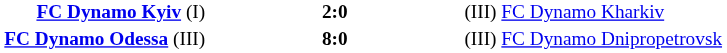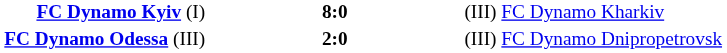(335, 11) 2:0 -> (335, 11) 8:0
(335, 38) 8:0 -> (335, 38) 2:0
